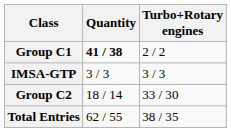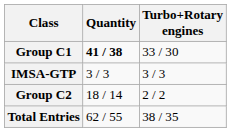(154, 52) 2 / 2 -> (160, 52) 33 / 30
(160, 95) 33 / 30 -> (154, 95) 2 / 2
